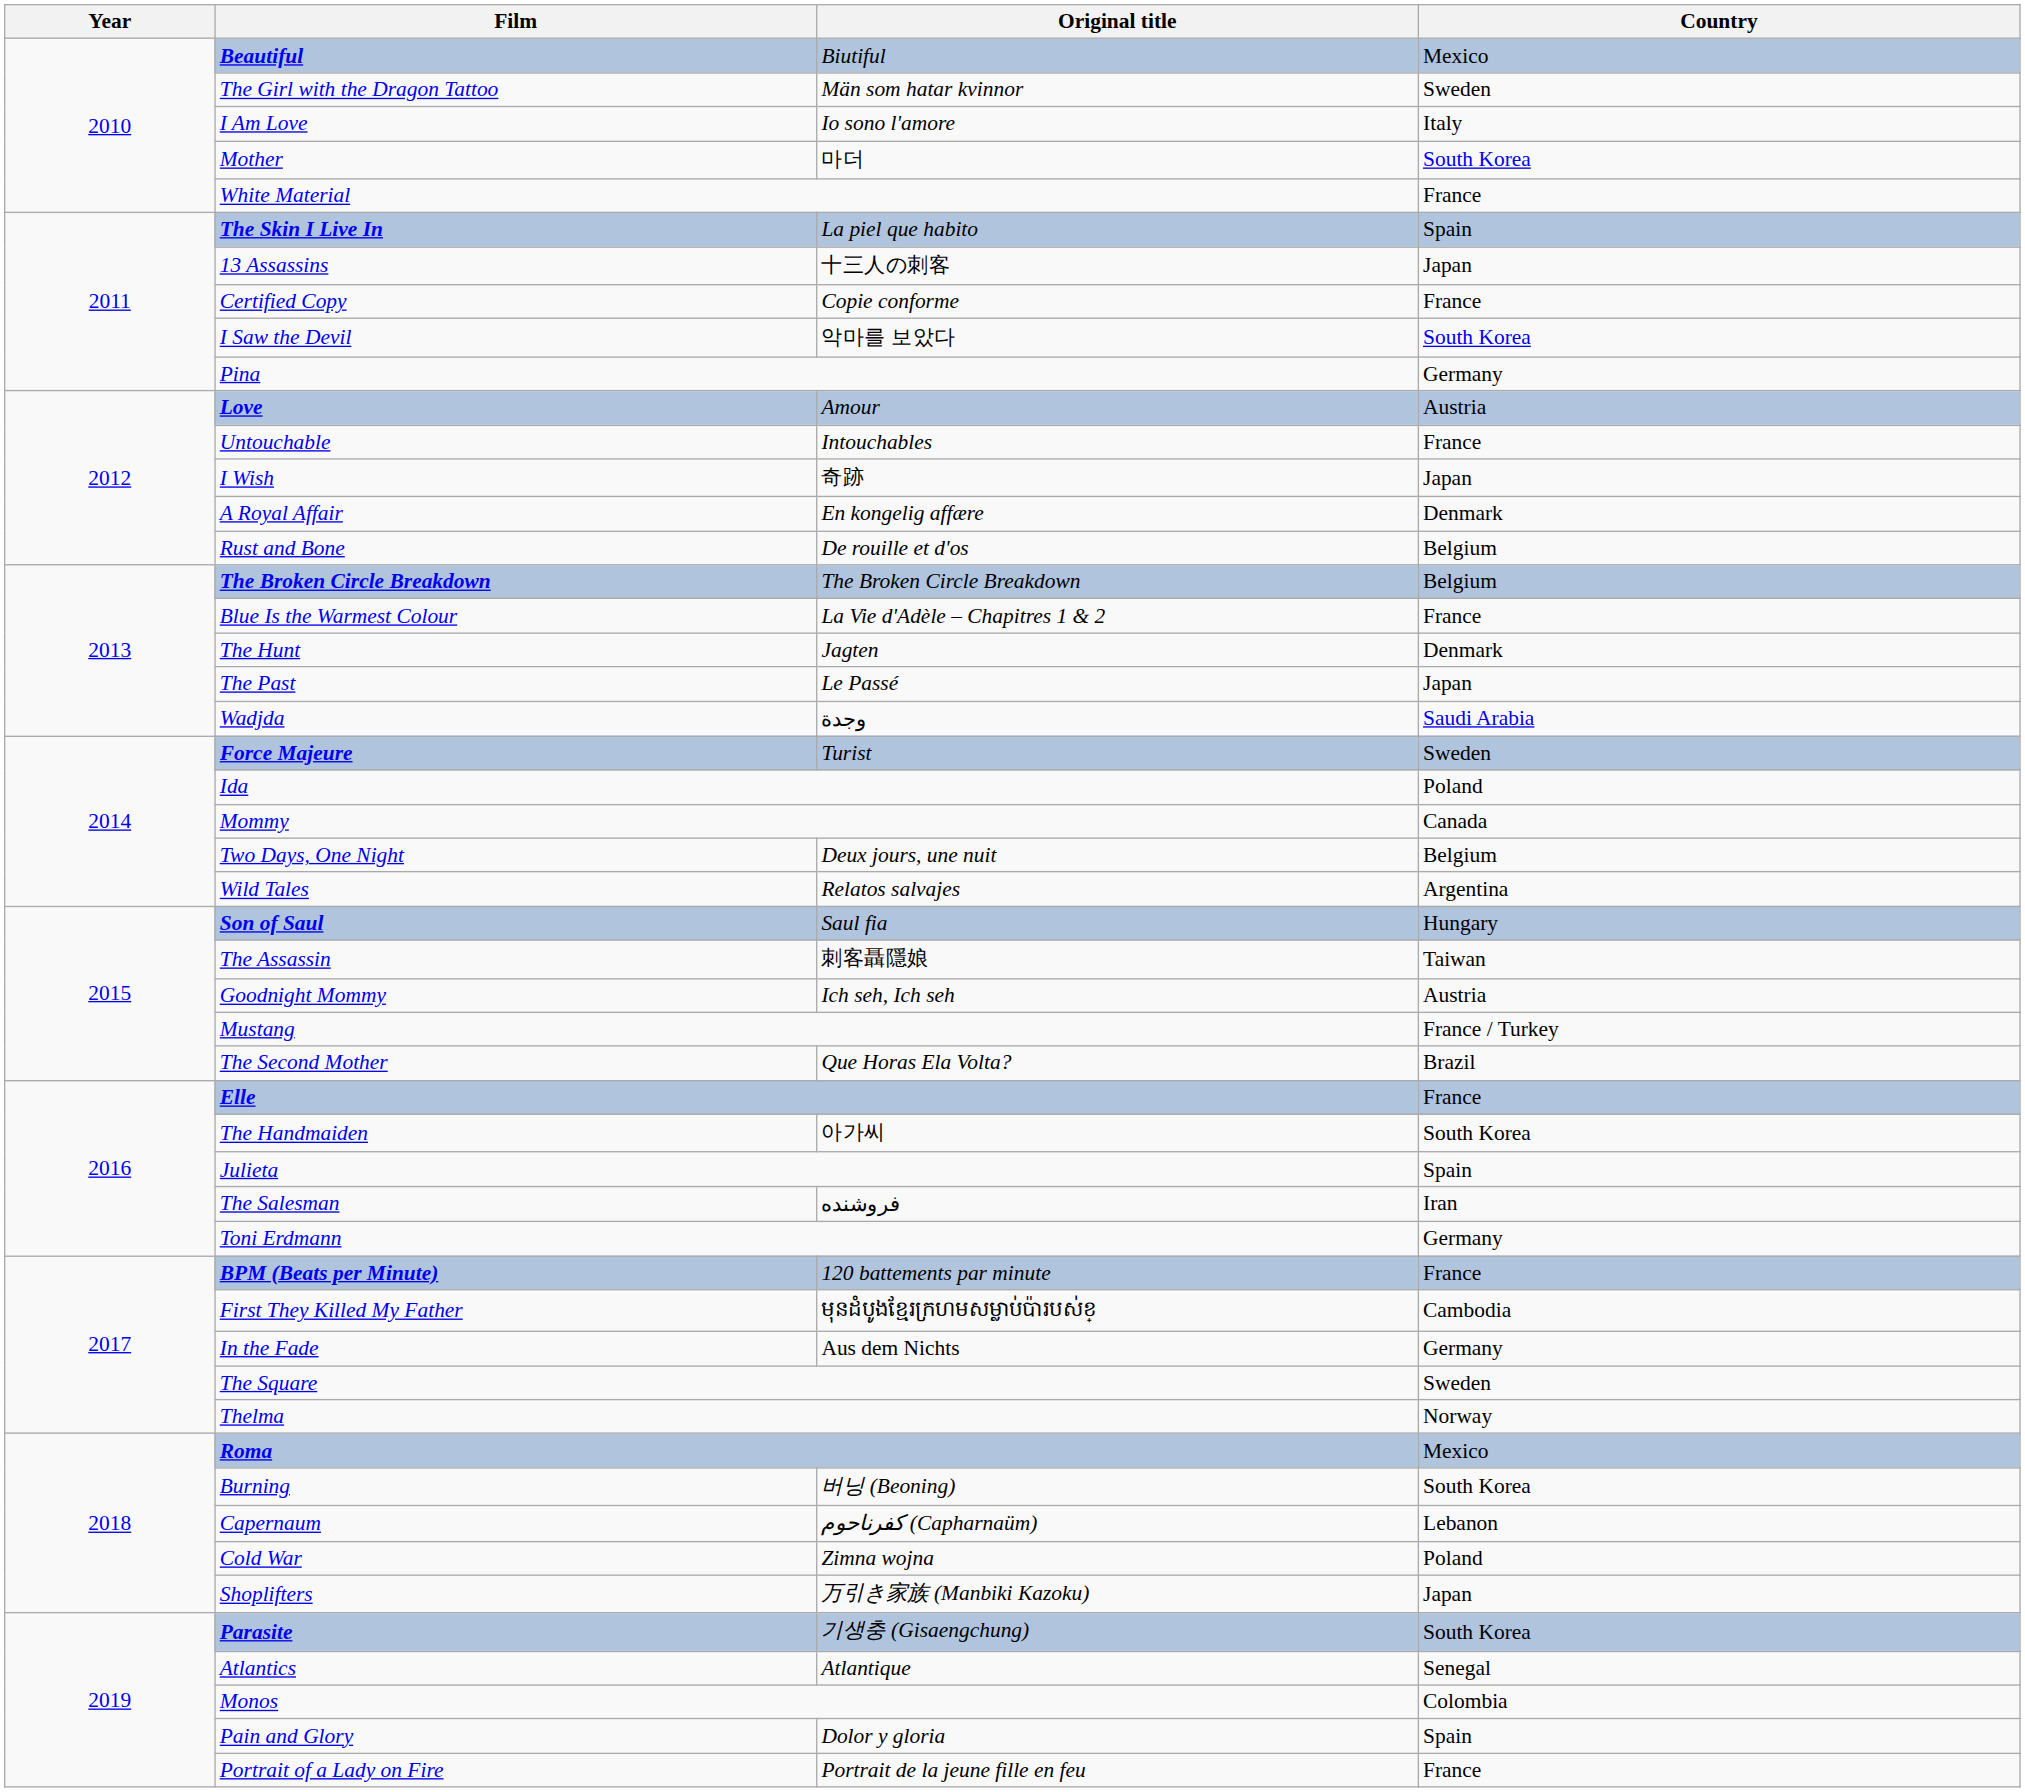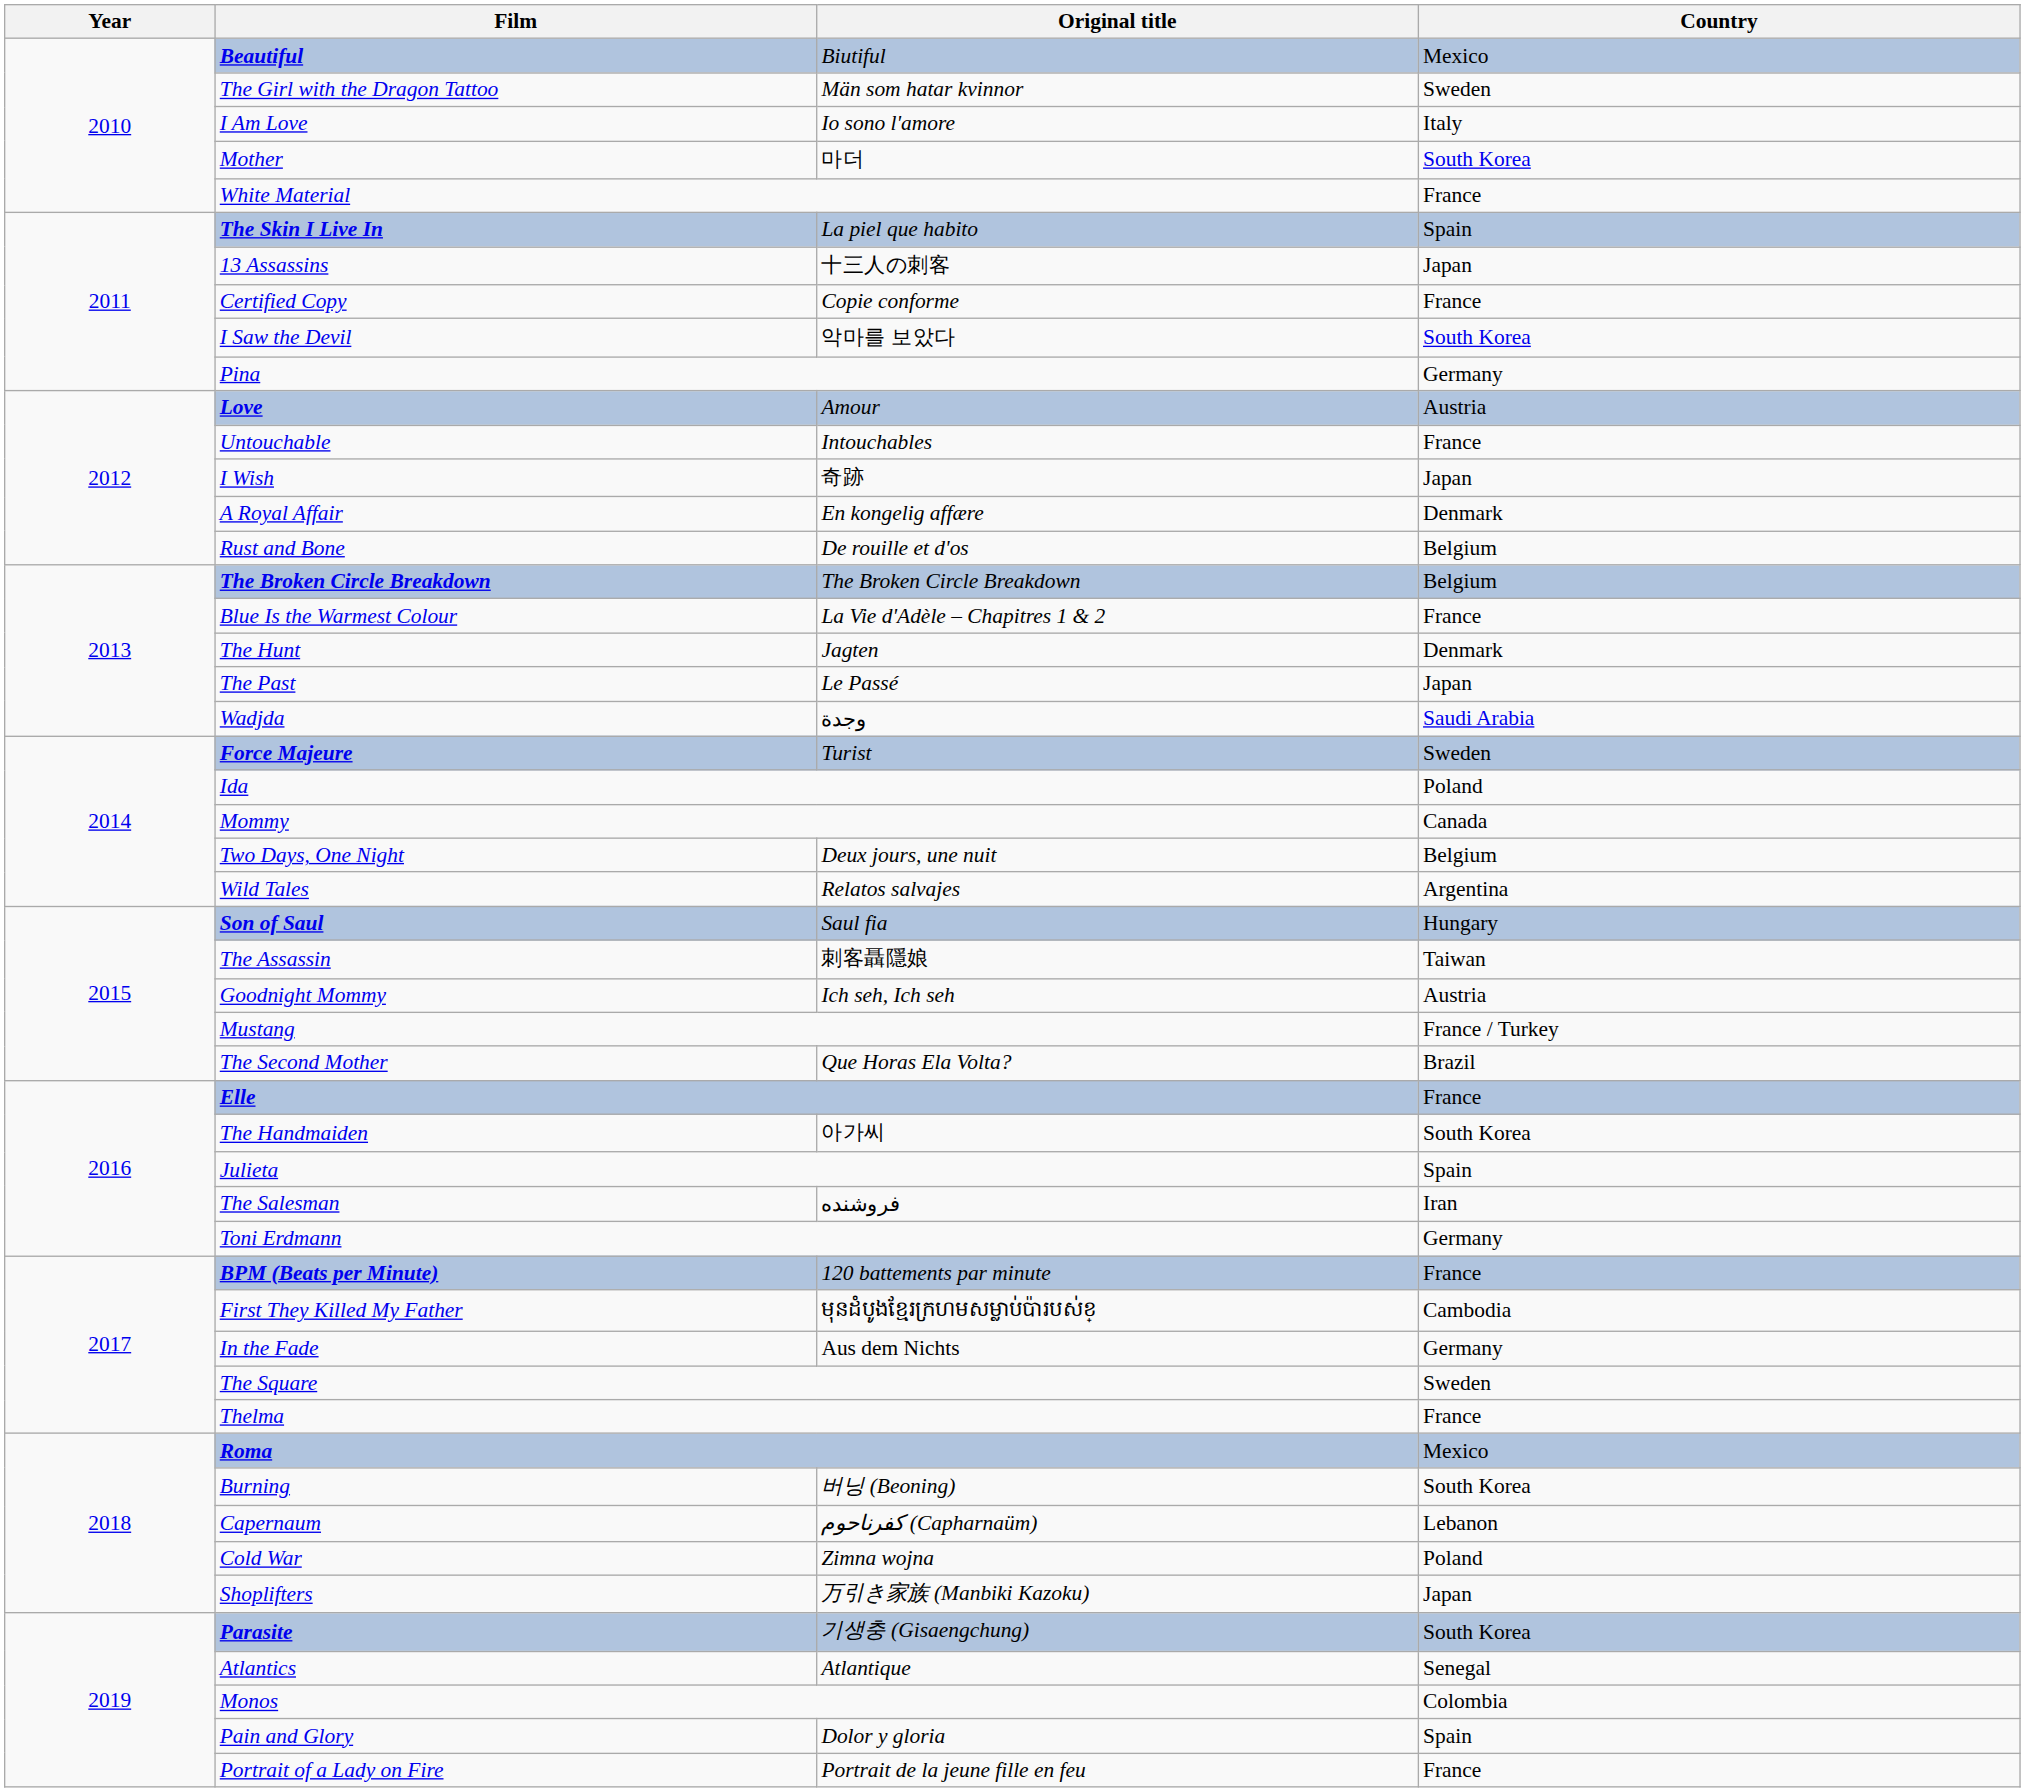(1458, 1416) Norway -> (1452, 1416) France
